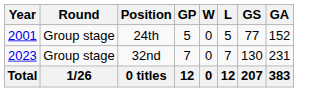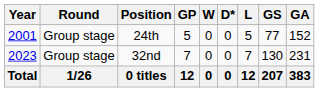+ column: (228, 14)
